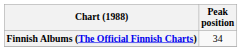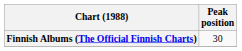(218, 38) 34 -> (218, 38) 30
